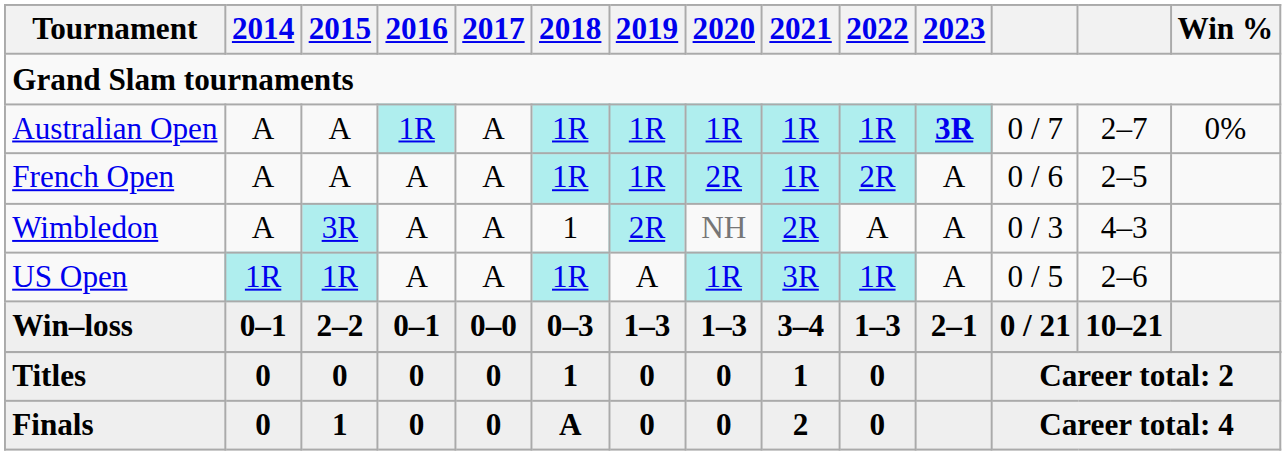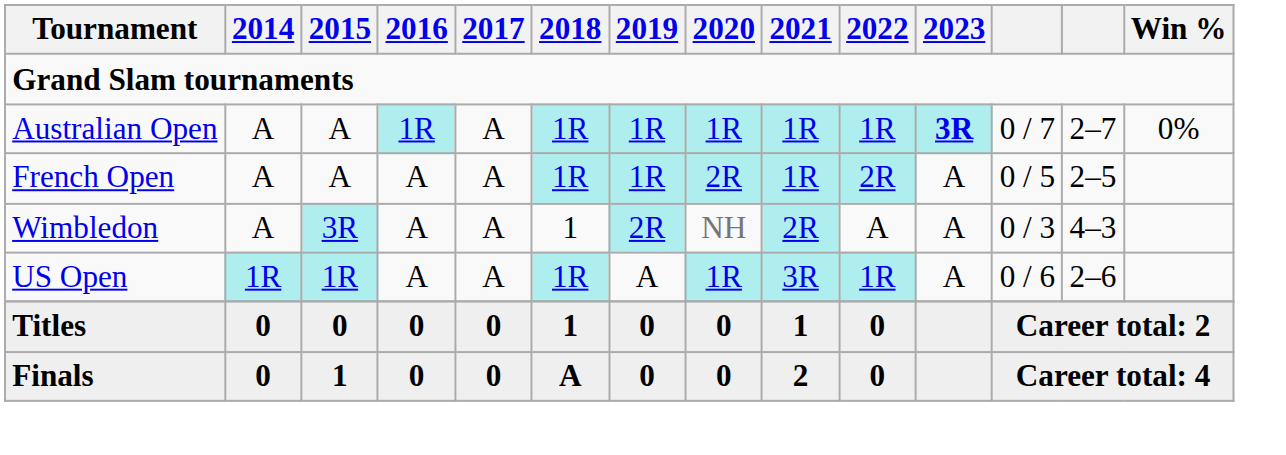(1035, 177) 0 / 6 -> (1027, 177) 0 / 5
(1035, 276) 0 / 5 -> (1027, 276) 0 / 6
- row: (73, 326)
